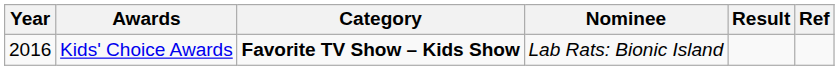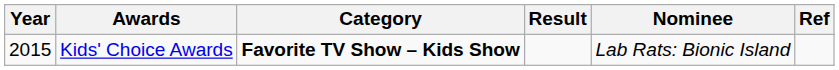columns swapped: (626, 19) <-> (761, 19)
(30, 49) 2016 -> (30, 49) 2015
